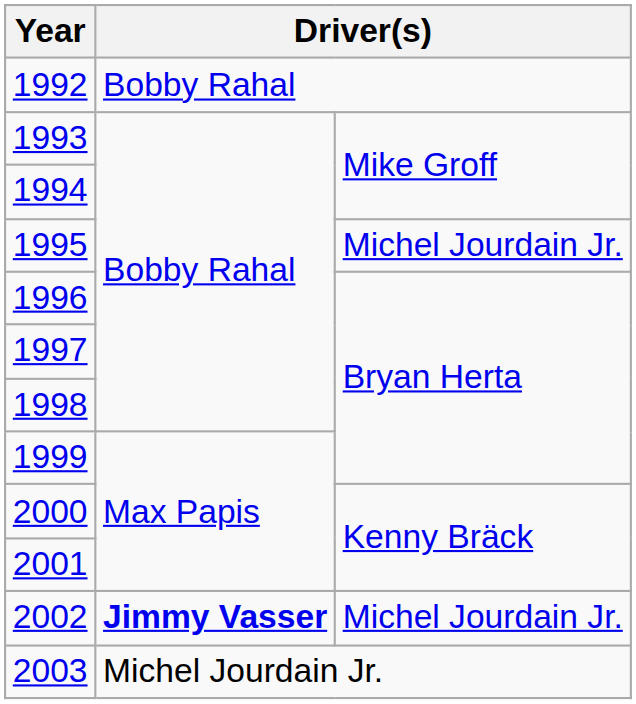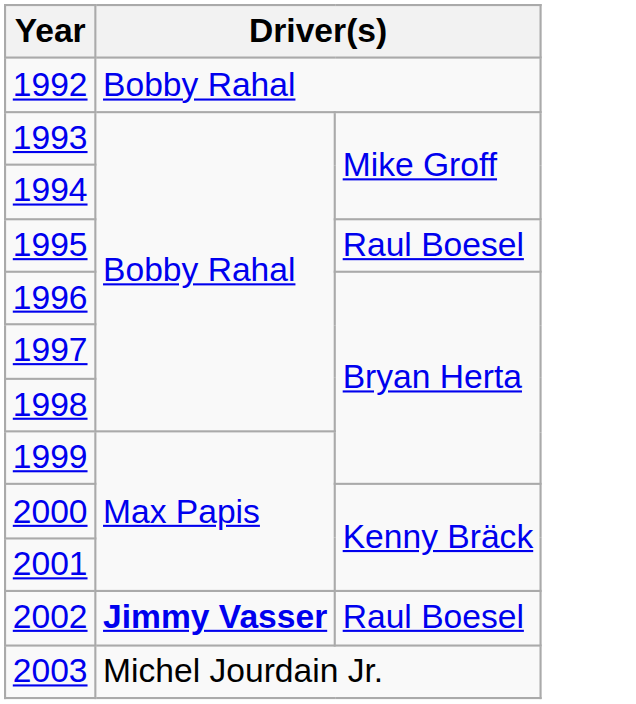(483, 244) Michel Jourdain Jr. -> (433, 244) Raul Boesel
(483, 617) Michel Jourdain Jr. -> (433, 617) Raul Boesel
